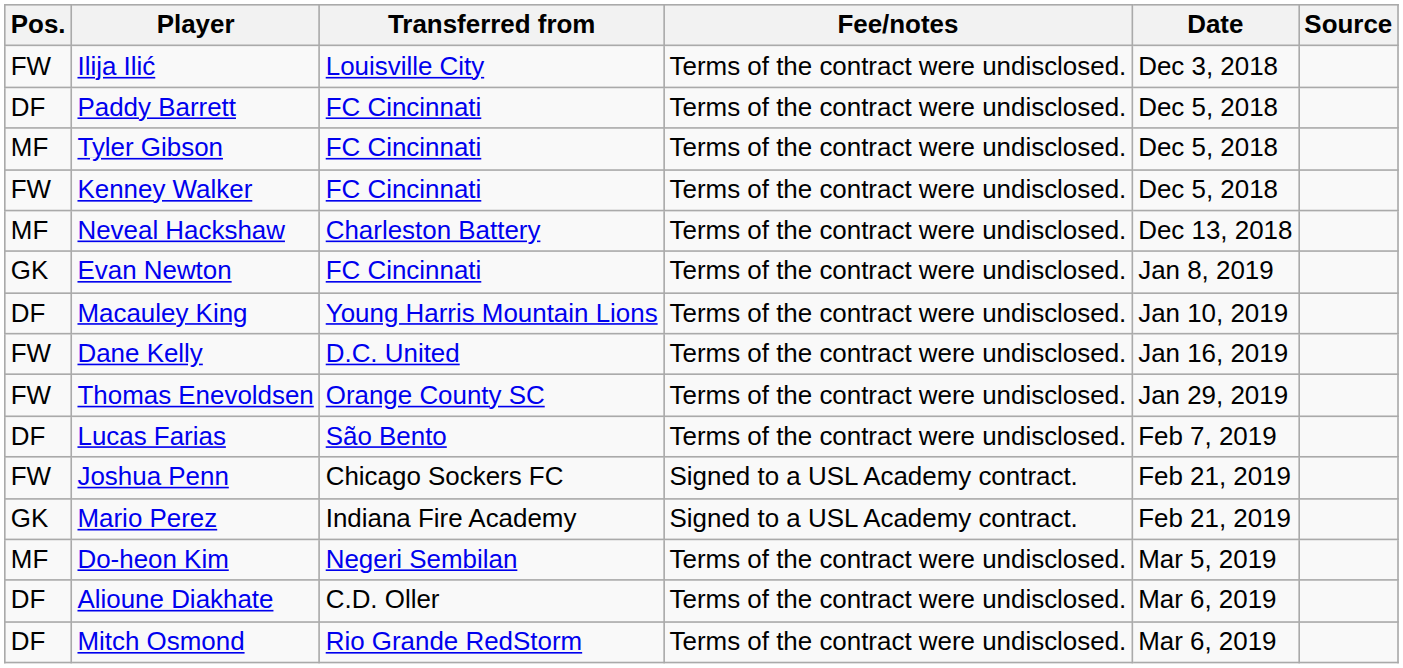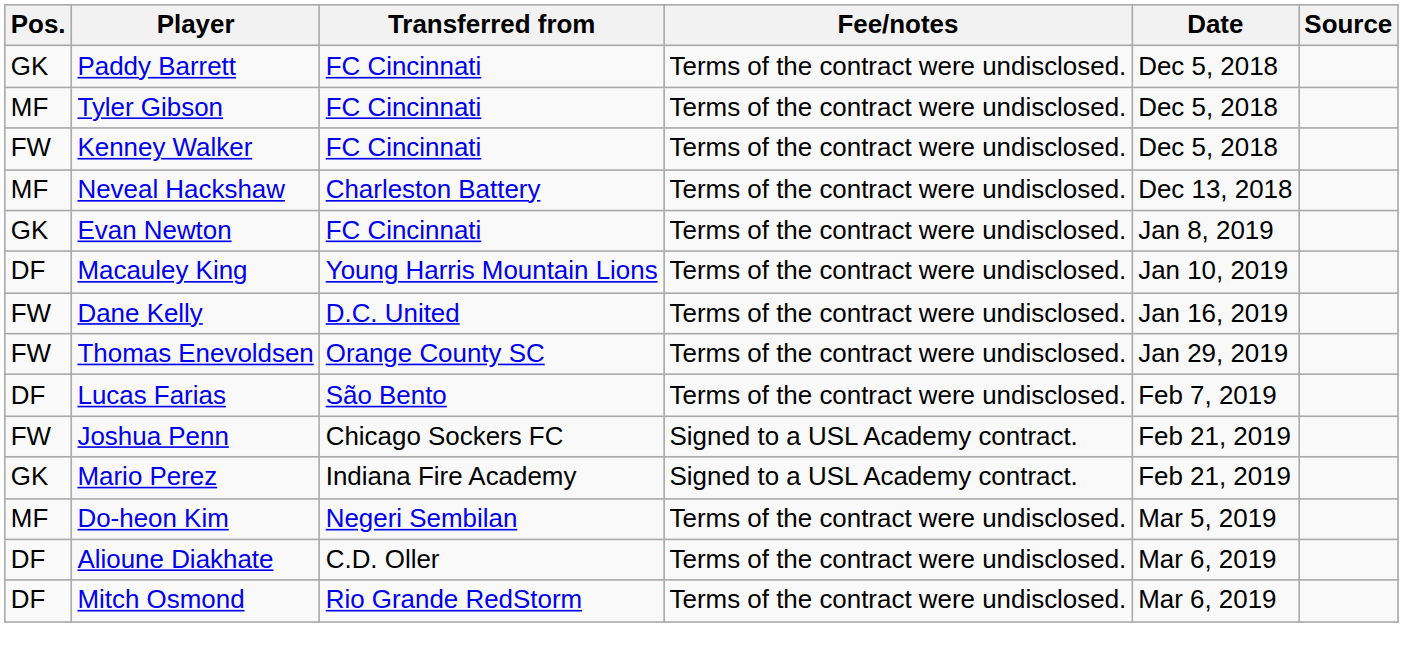- row: (116, 66)
(28, 107) DF -> (30, 66) GK
